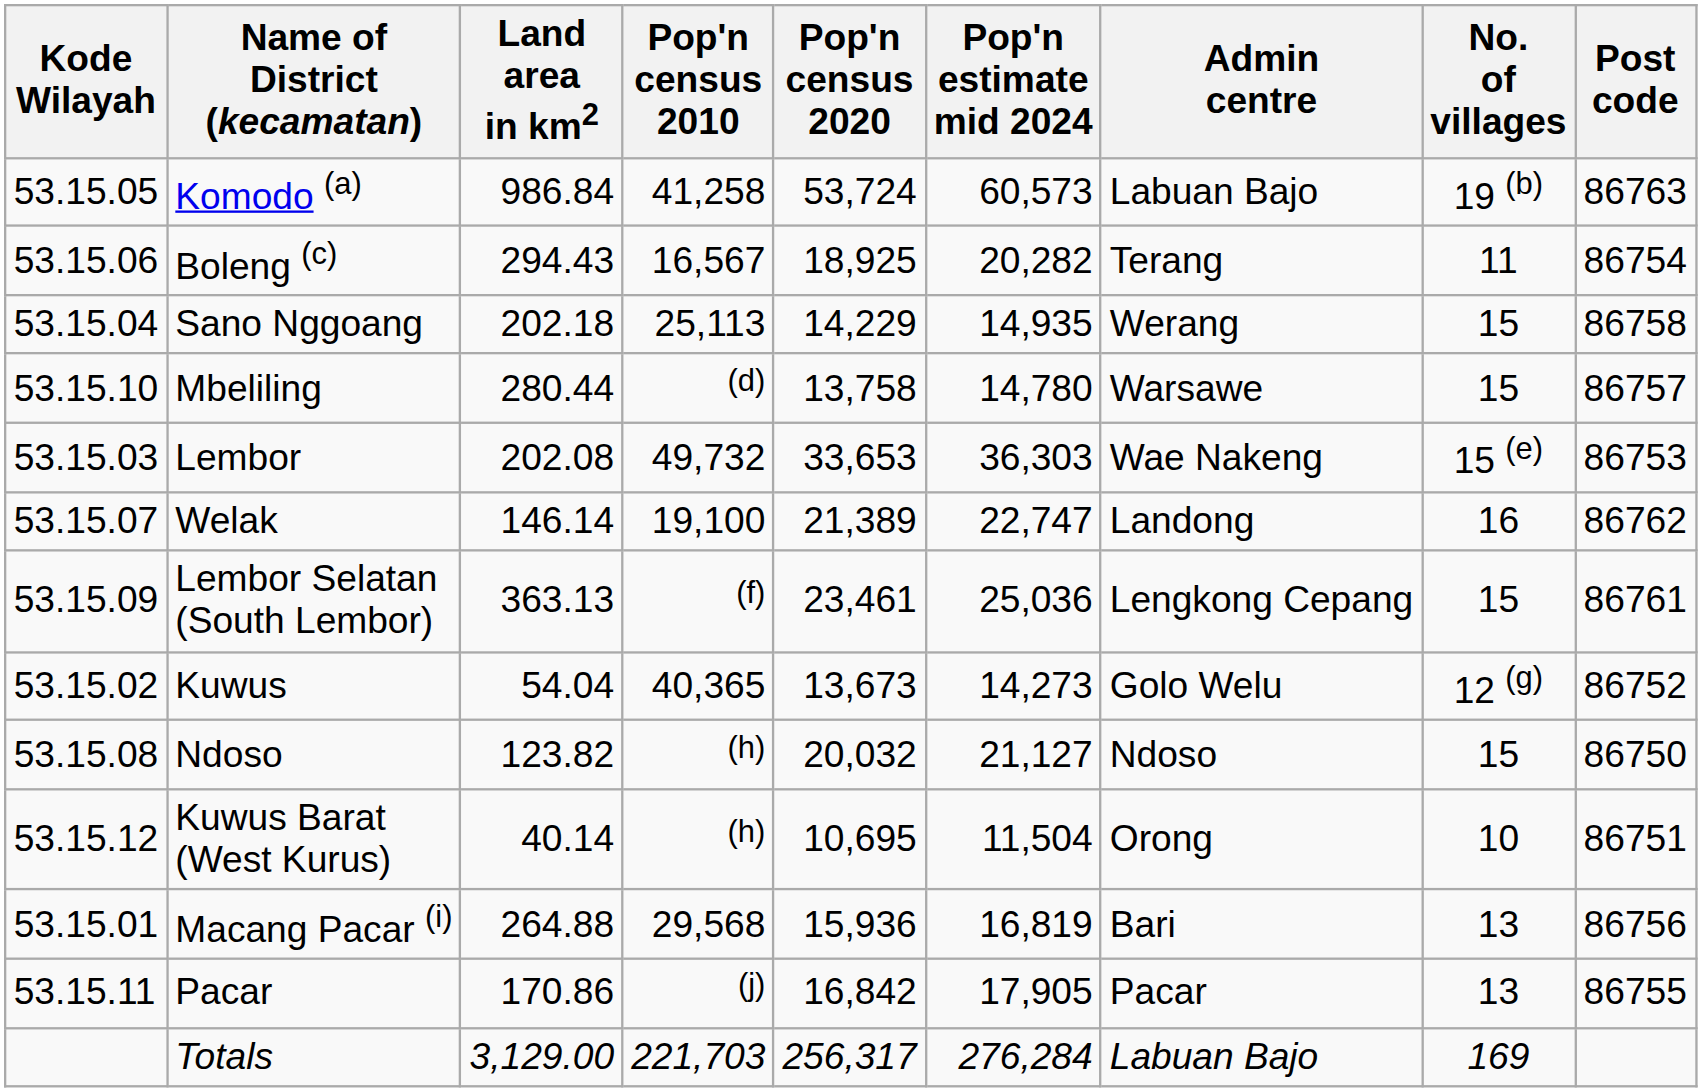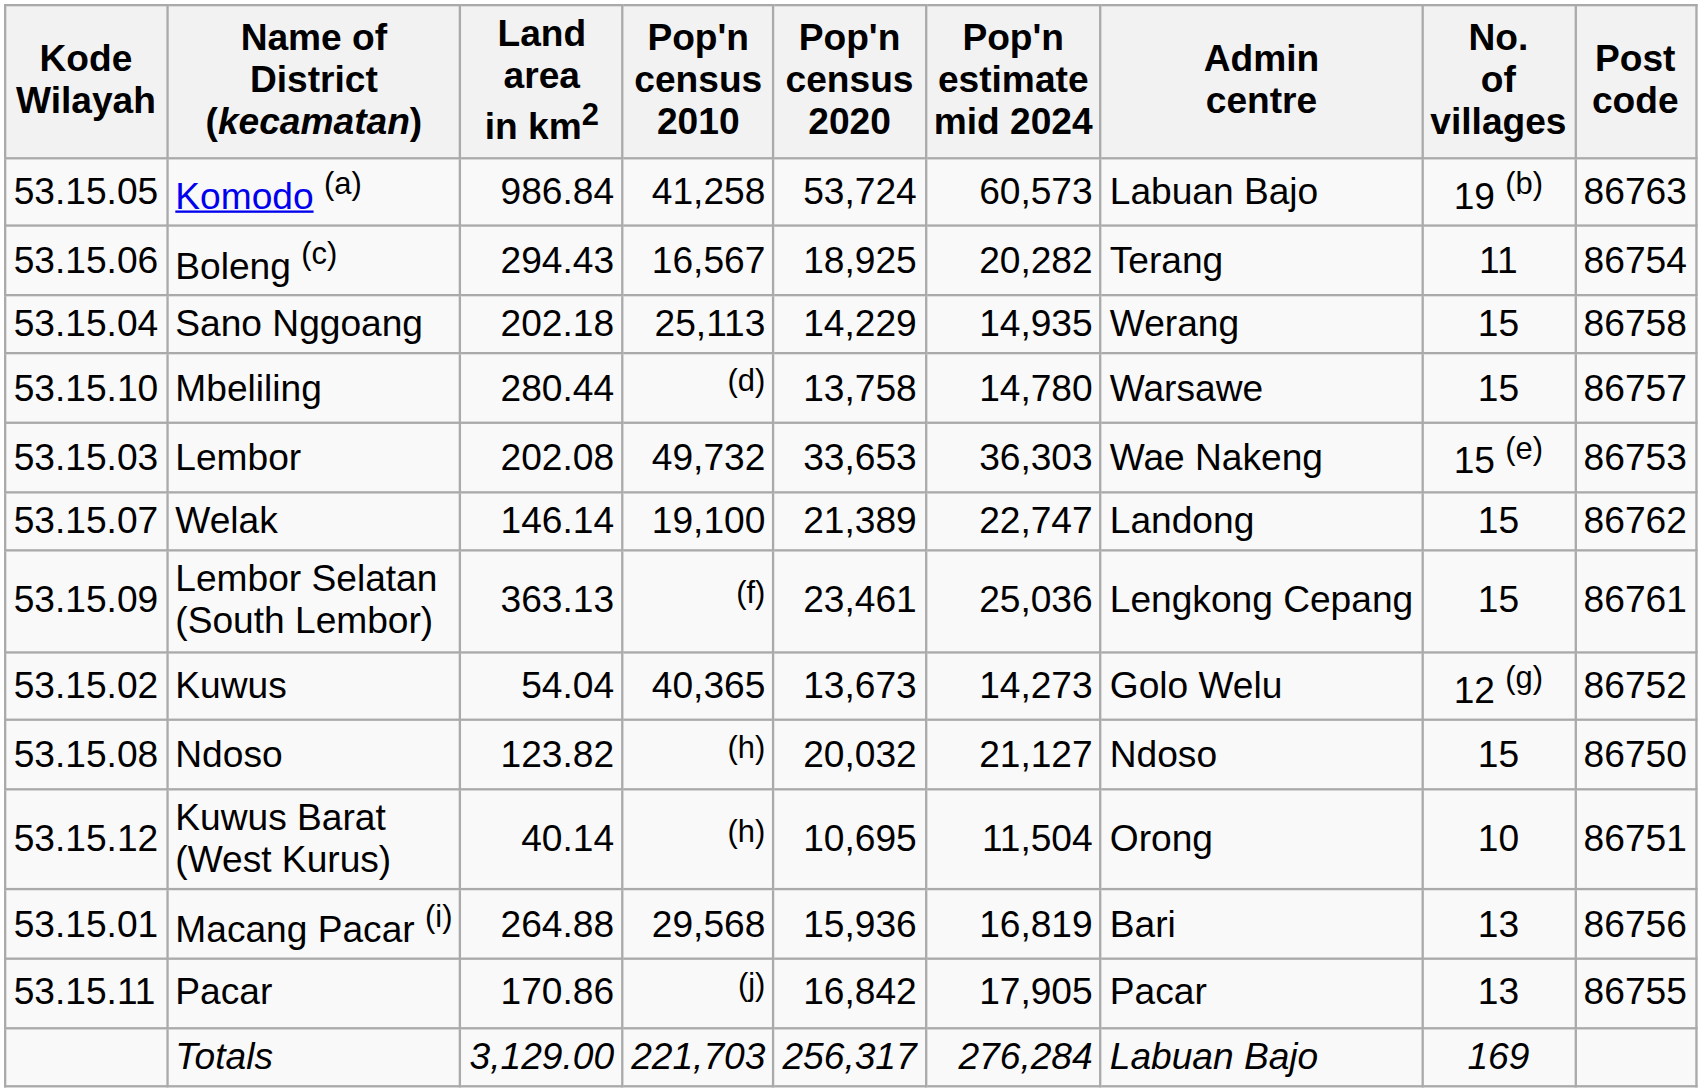(1498, 520) 16 -> (1498, 520) 15
